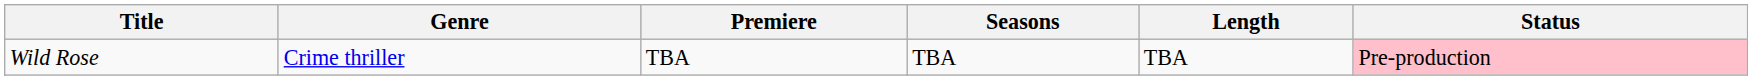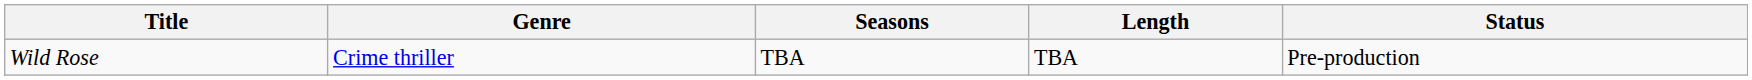- column: (774, 22)
(1425, 57) pink background -> (1354, 57) no background
